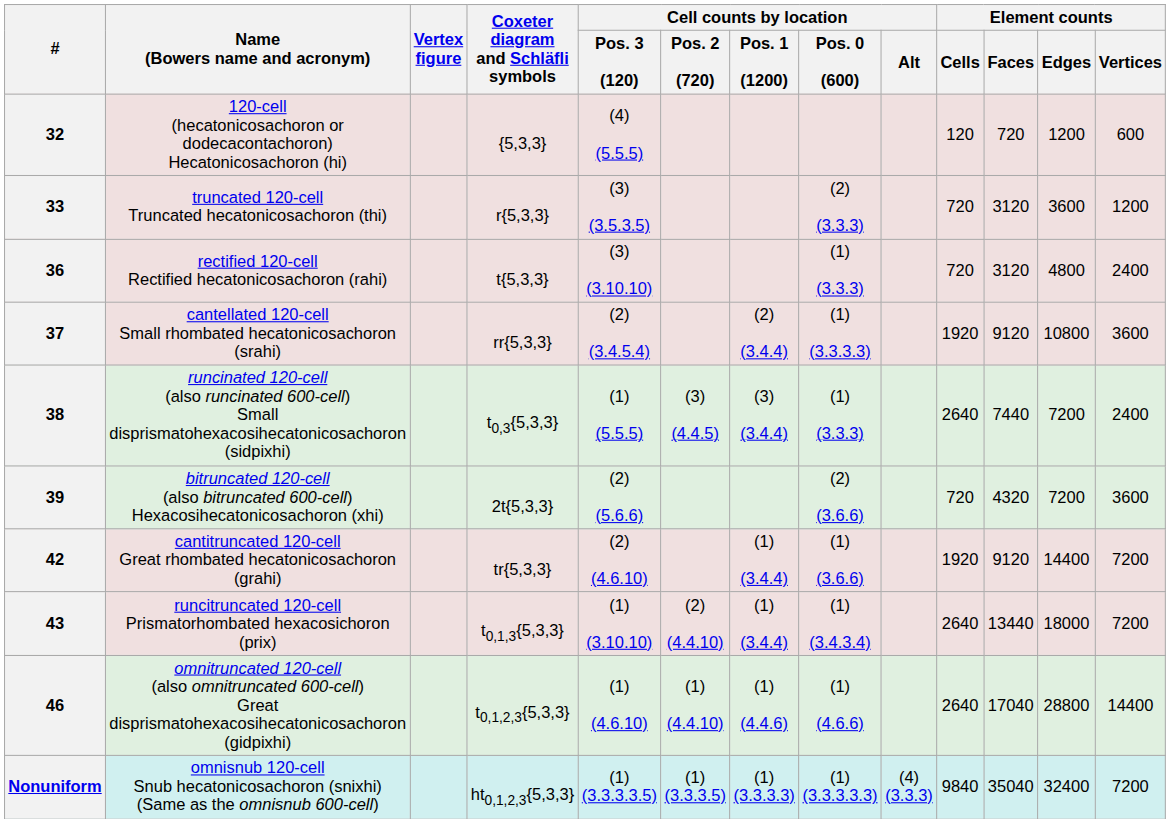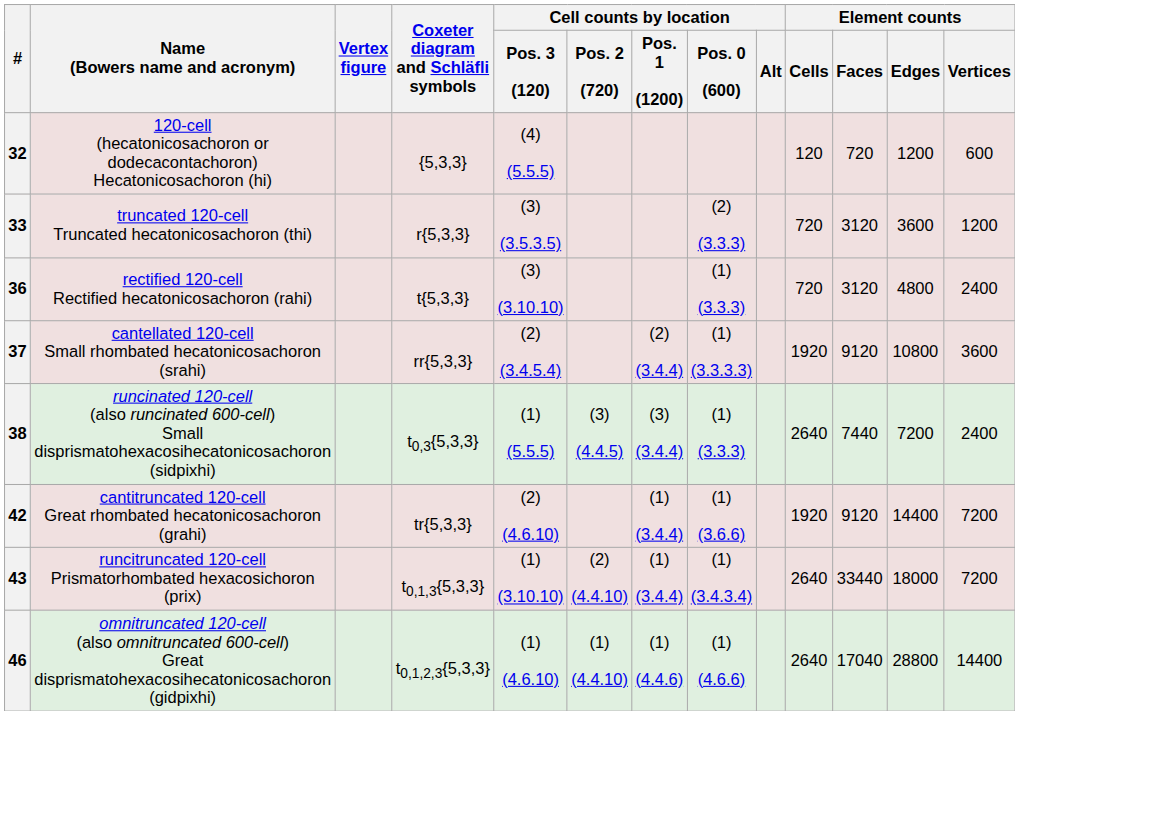- row: (55, 497)
(1011, 623) 13440 -> (860, 578) 33440
- row: (55, 787)
